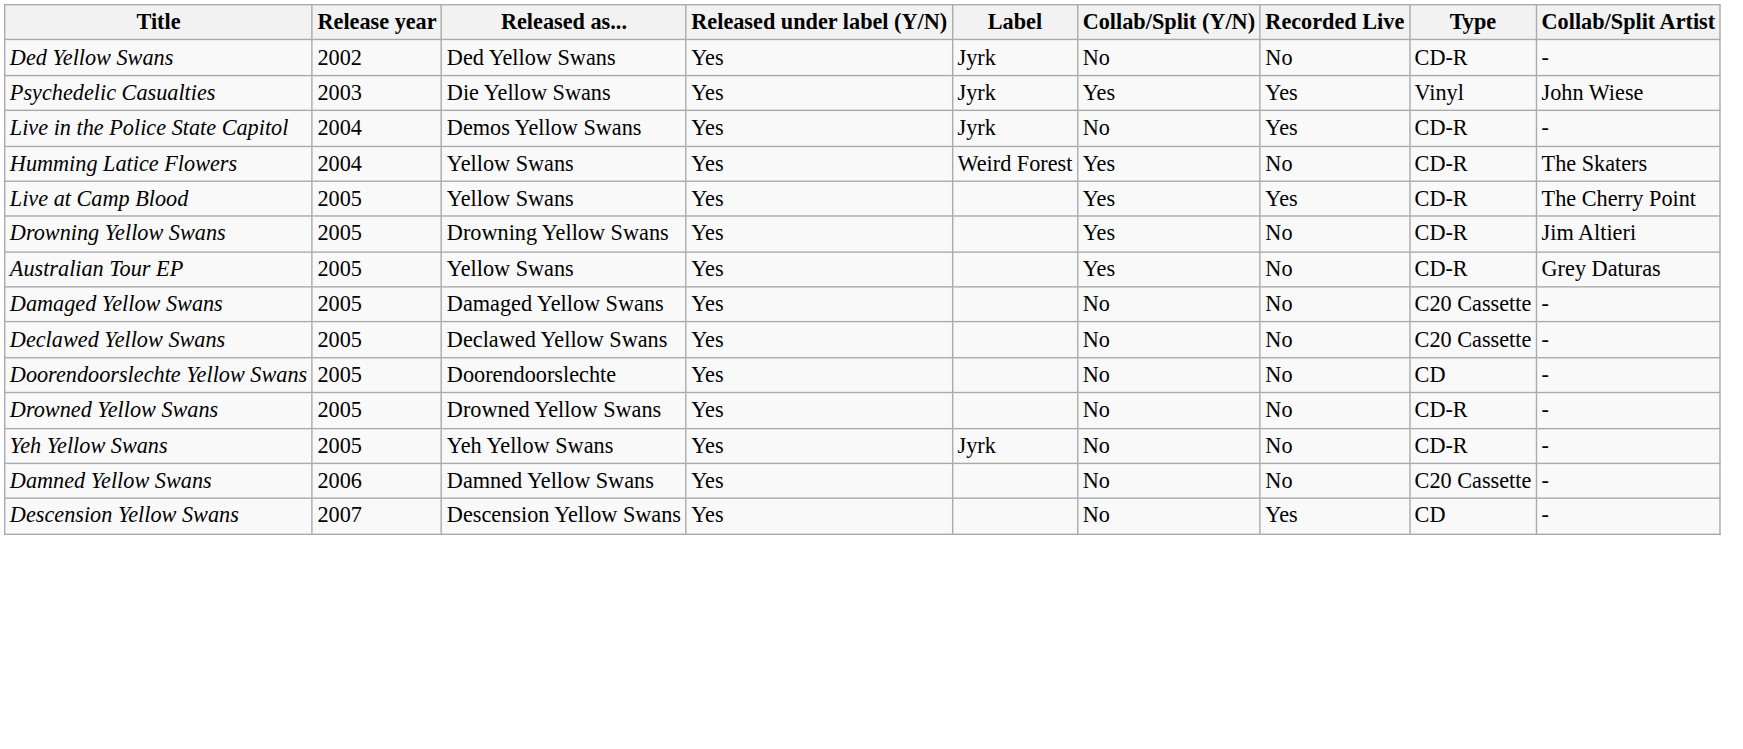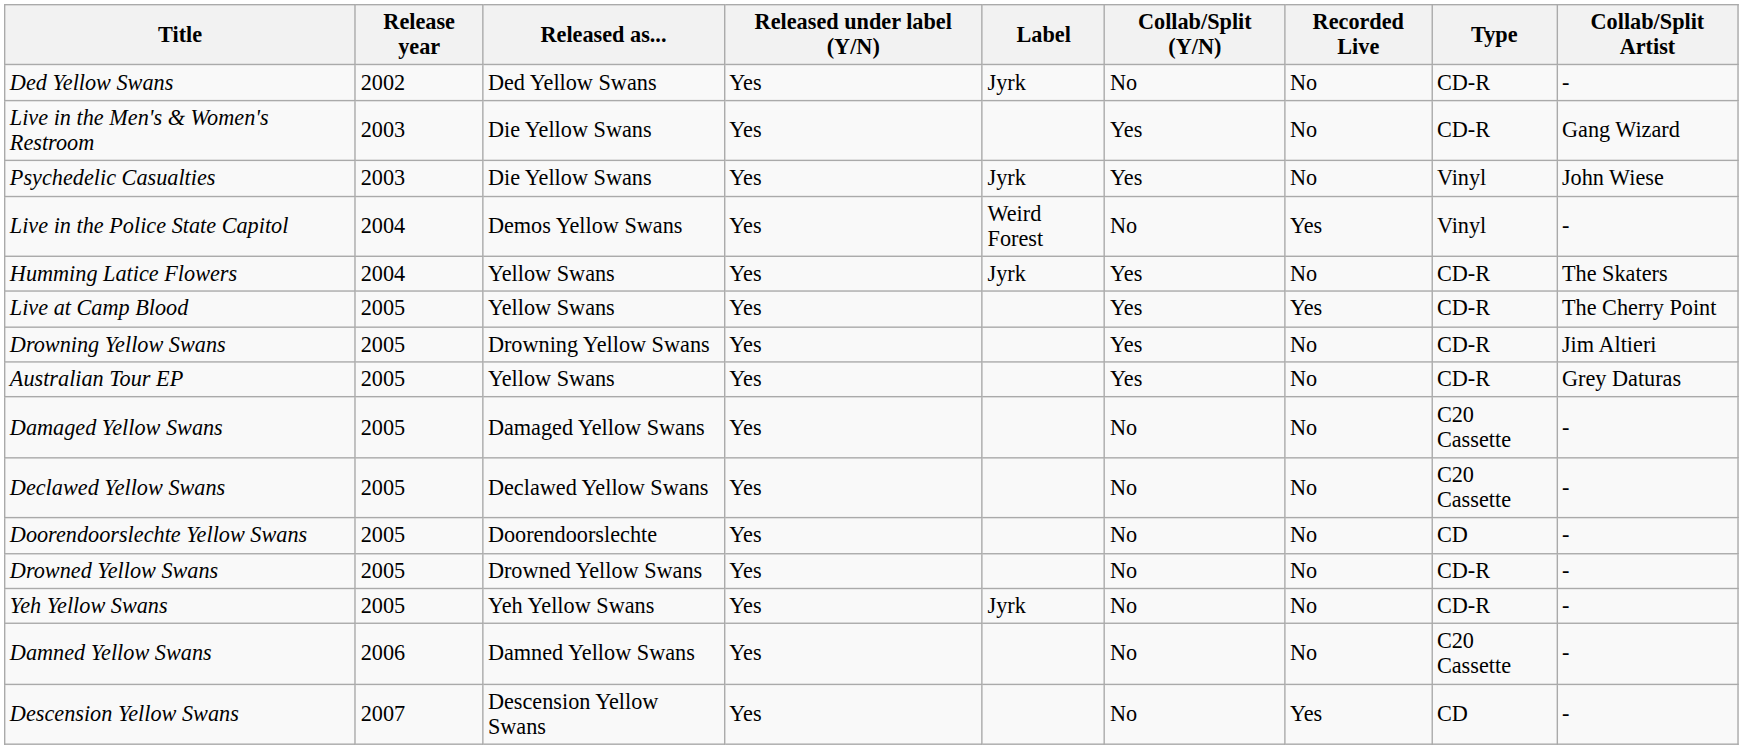+ row: (139, 130)
(1281, 92) Yes -> (1303, 177) No
(977, 127) Jyrk -> (1015, 225) Weird Forest
(1441, 127) CD-R -> (1462, 225) Vinyl
(1015, 163) Weird Forest -> (1007, 273) Jyrk
